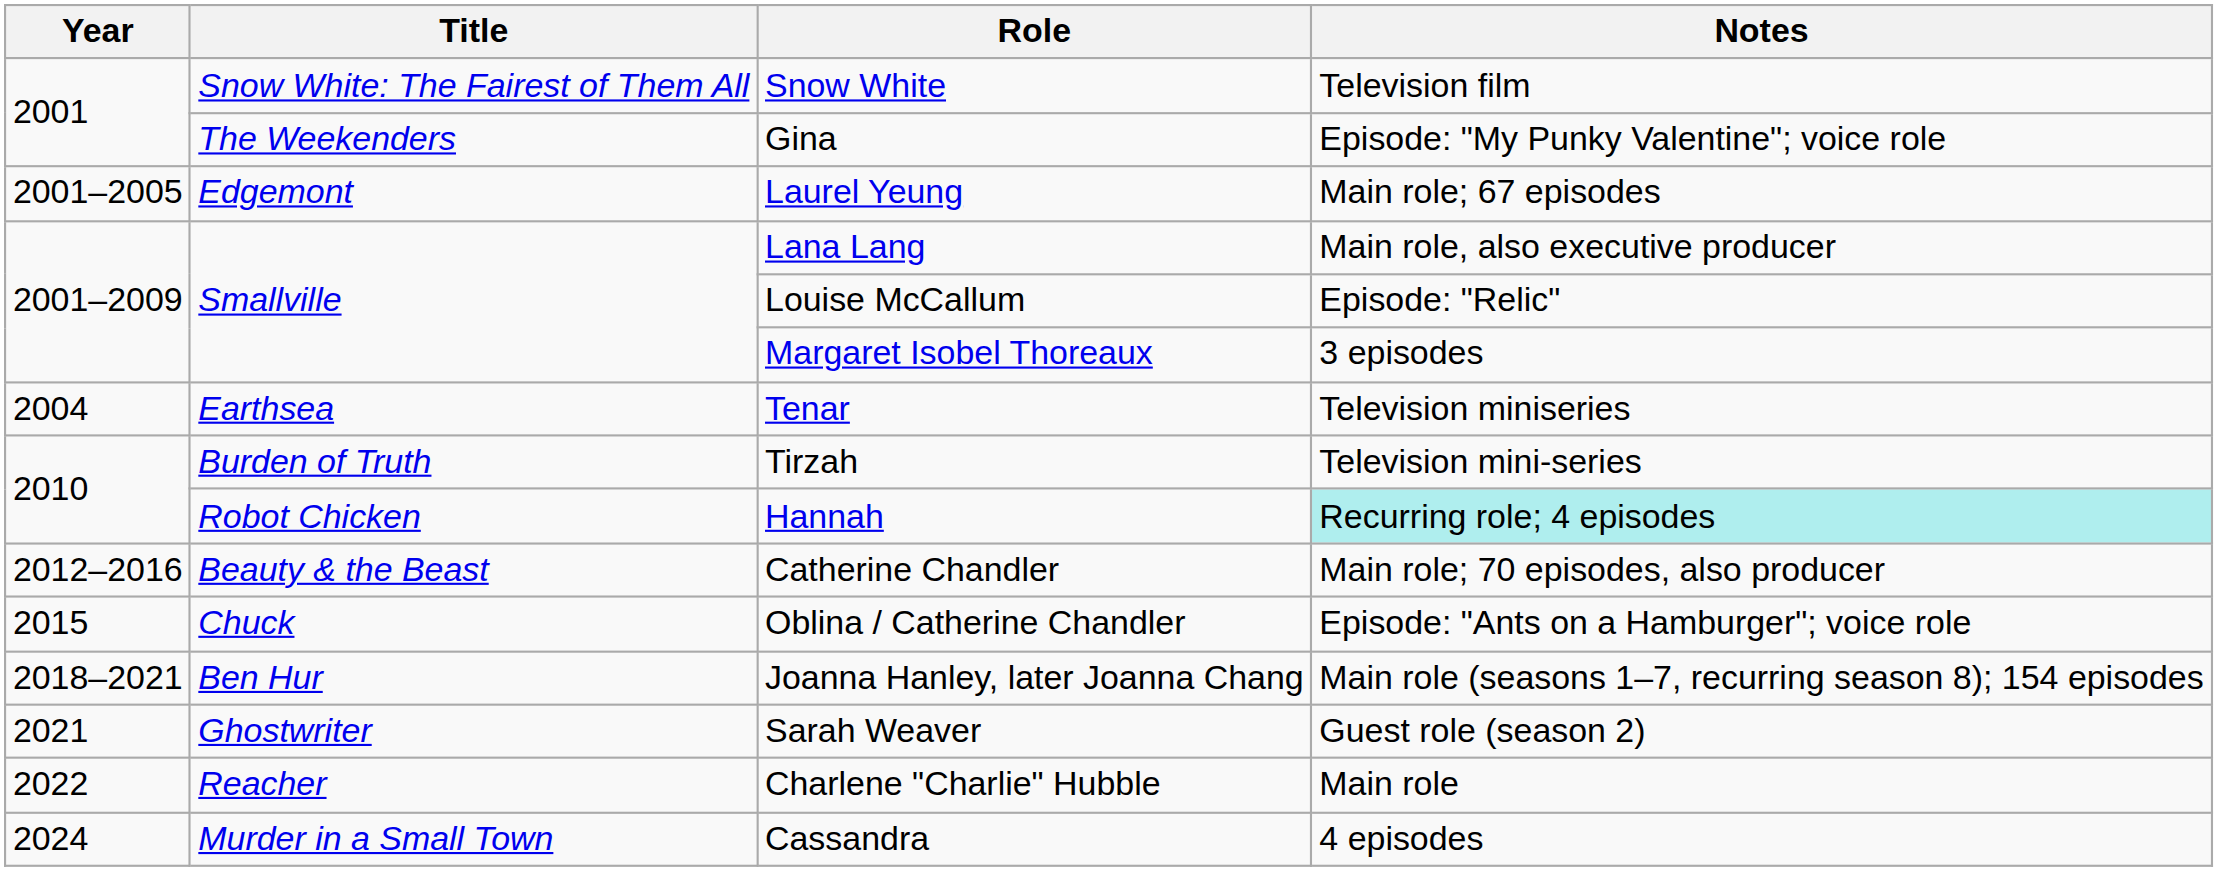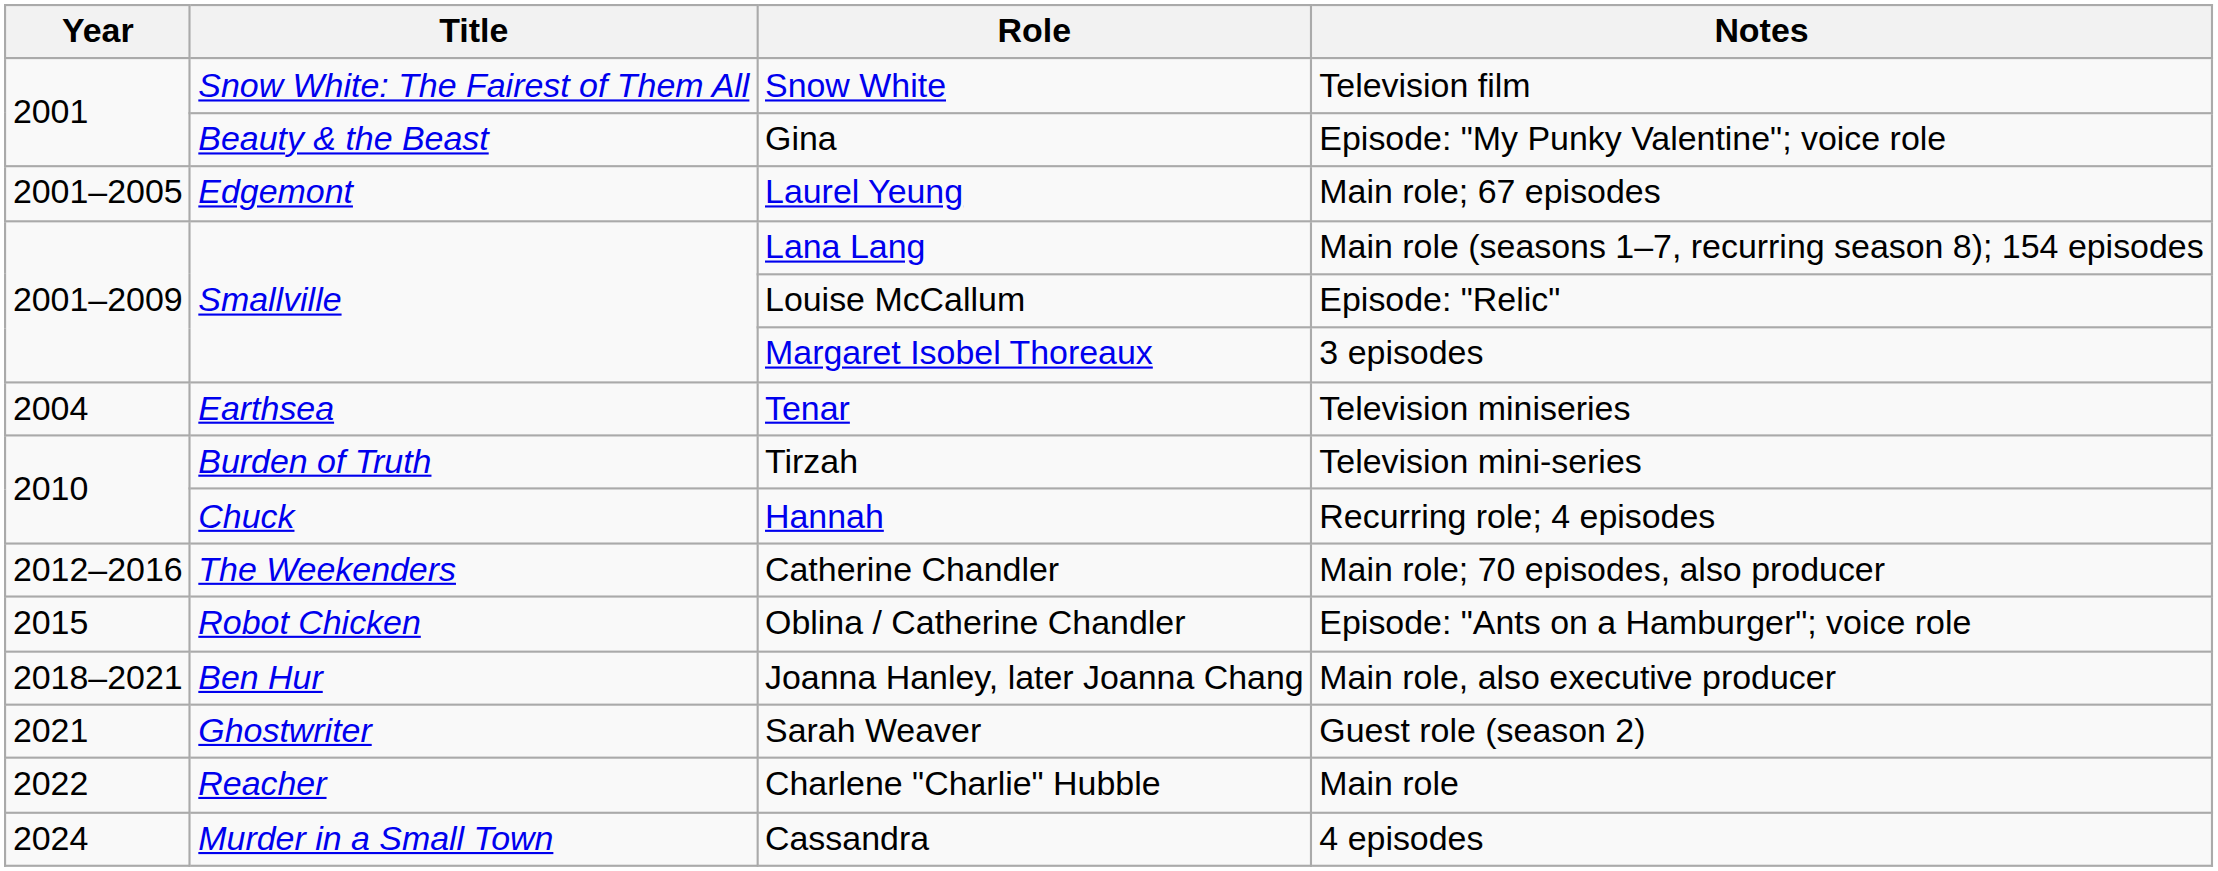(327, 138) The Weekenders -> (344, 138) Beauty & the Beast
(1578, 246) Main role, also executive producer -> (1762, 246) Main role (seasons 1–7, recurring season 8); 154 episodes
(310, 515) Robot Chicken -> (246, 515) Chuck
(1517, 515) paleturquoise background -> (1517, 515) no background
(344, 569) Beauty & the Beast -> (327, 569) The Weekenders
(246, 623) Chuck -> (310, 623) Robot Chicken
(1762, 676) Main role (seasons 1–7, recurring season 8); 154 episodes -> (1578, 676) Main role, also executive producer
